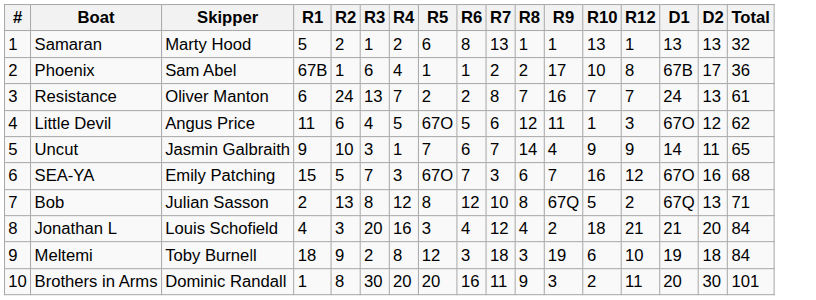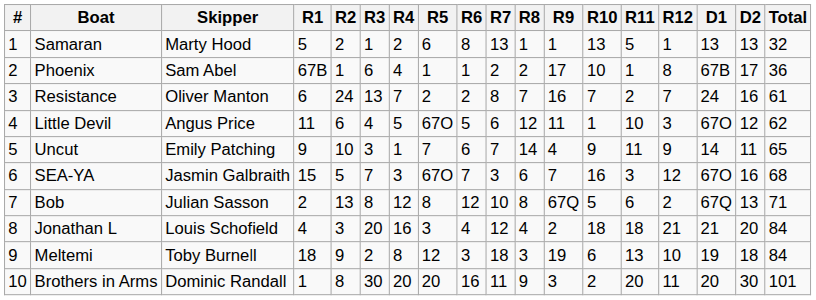+ column: (640, 17)
(712, 96) 13 -> (749, 96) 16
(228, 149) Jasmin Galbraith -> (220, 149) Emily Patching
(220, 176) Emily Patching -> (228, 176) Jasmin Galbraith
